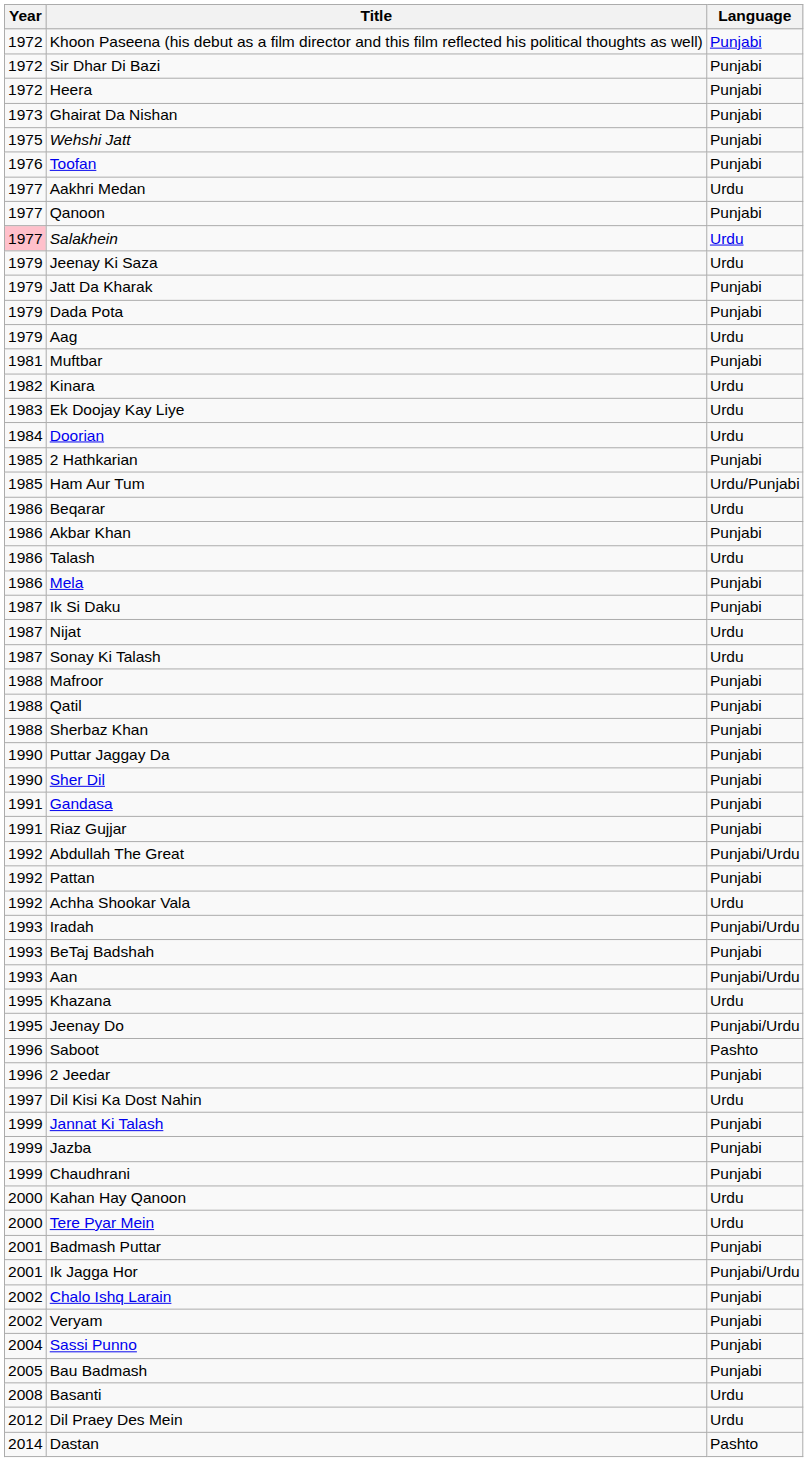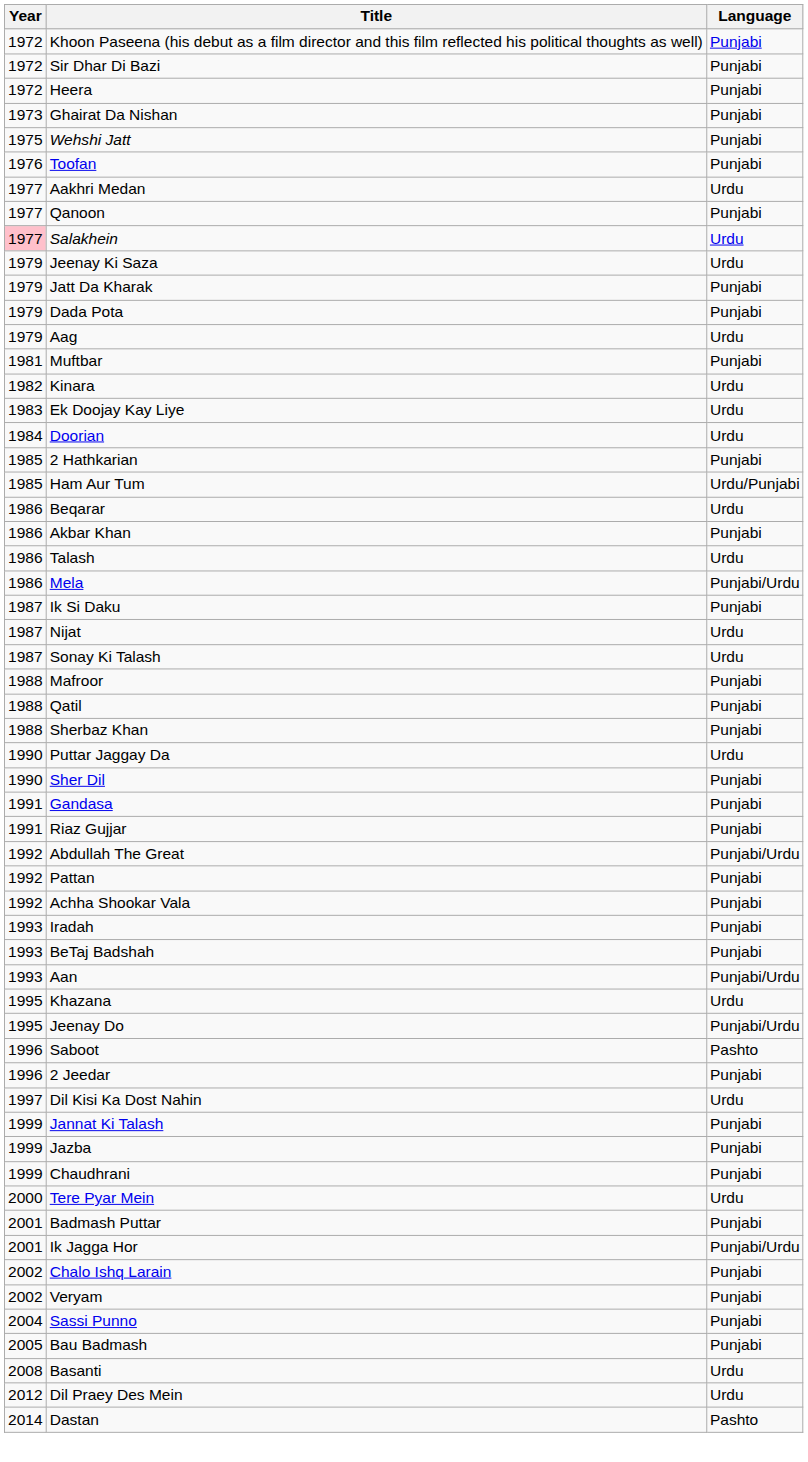(736, 582) Punjabi -> (755, 582) Punjabi/Urdu
(736, 755) Punjabi -> (727, 755) Urdu
(727, 902) Urdu -> (736, 902) Punjabi
(755, 927) Punjabi/Urdu -> (736, 927) Punjabi
- row: (118, 1198)
